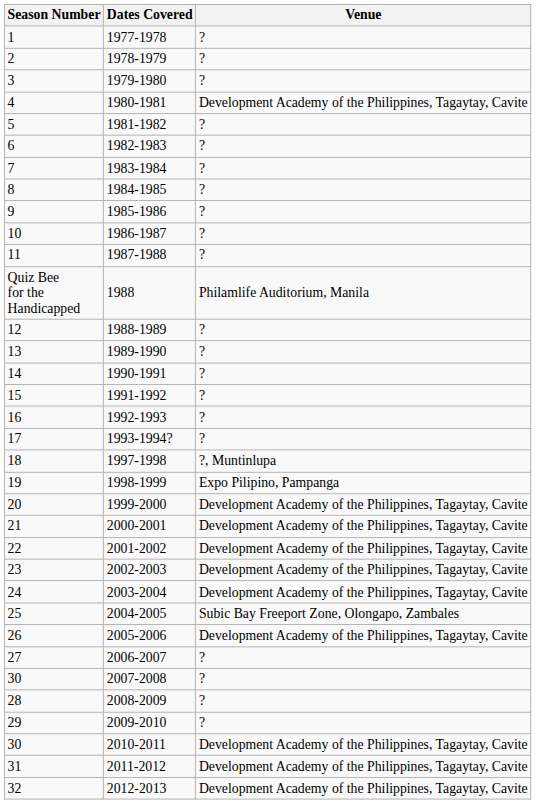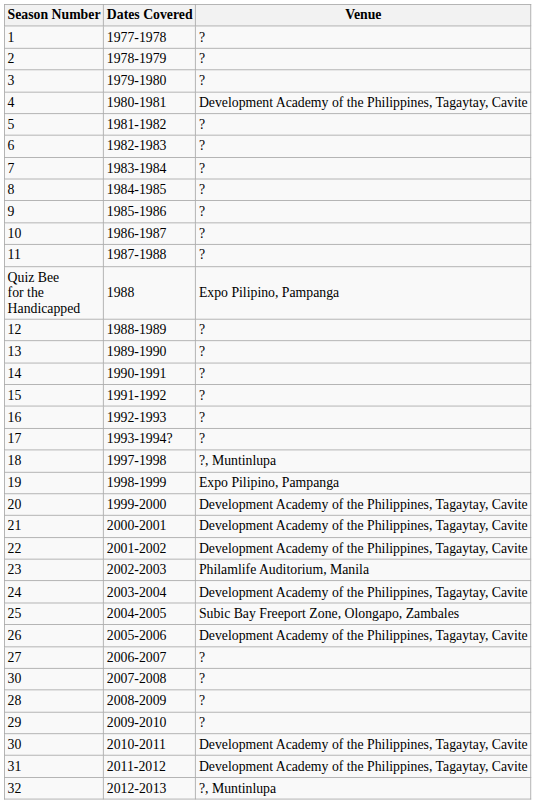(284, 292) Philamlife Auditorium, Manila -> (269, 292) Expo Pilipino, Pampanga
(363, 570) Development Academy of the Philippines, Tagaytay, Cavite -> (284, 570) Philamlife Auditorium, Manila
(363, 788) Development Academy of the Philippines, Tagaytay, Cavite -> (238, 788) ?, Muntinlupa
